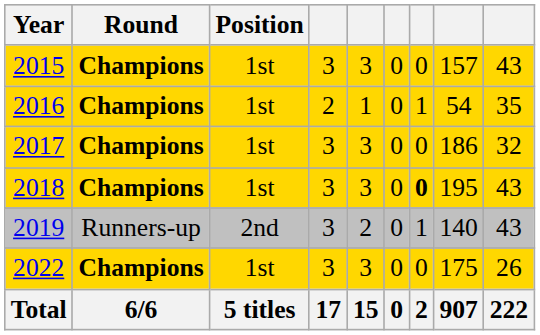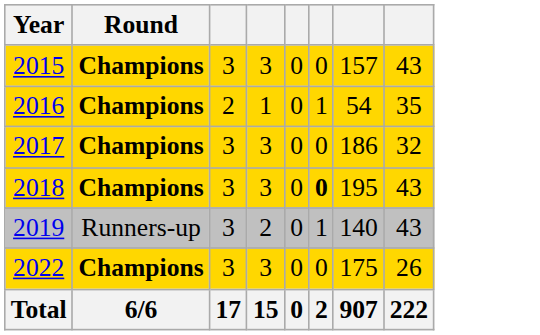- column: (260, 24)
